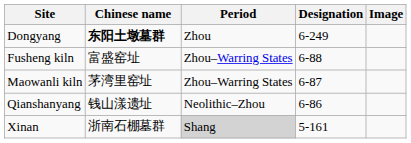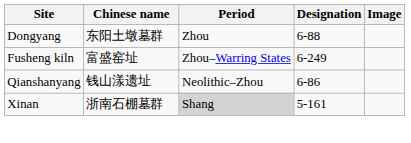(127, 35) bold -> (125, 35) normal
(313, 36) 6-249 -> (308, 36) 6-88
(310, 58) 6-88 -> (312, 58) 6-249
- row: (45, 81)
